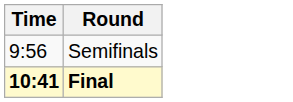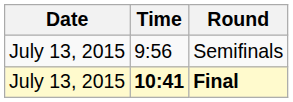+ column: (67, 19)
